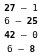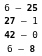rows swapped: (21, 7) <-> (21, 21)
